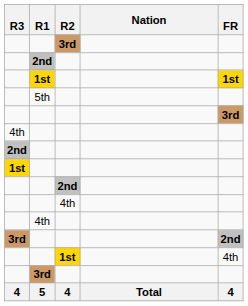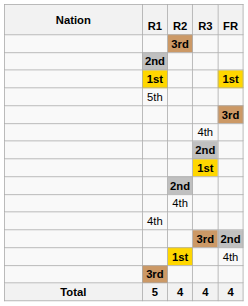columns swapped: (149, 20) <-> (17, 26)
